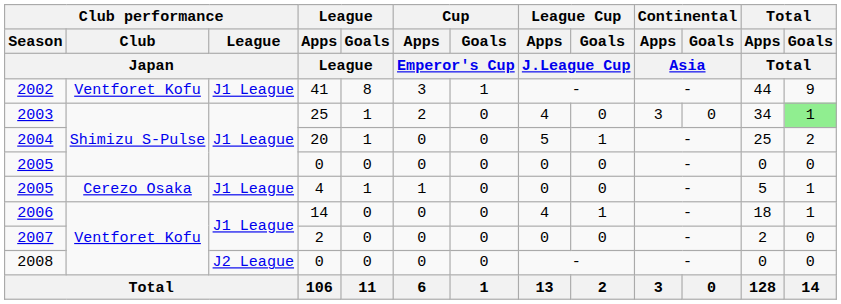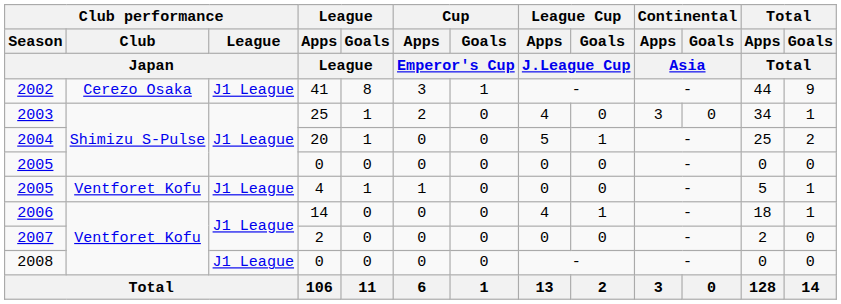(138, 91) Ventforet Kofu -> (138, 91) Cerezo Osaka
(810, 115) lightgreen background -> (810, 115) no background
(138, 189) Cerezo Osaka -> (138, 189) Ventforet Kofu
(253, 263) J2 League -> (253, 263) J1 League
